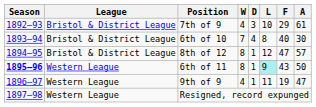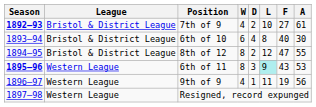(24, 25) normal -> (24, 25) bold
(253, 25) 3 -> (253, 25) 2
(284, 25) 29 -> (284, 25) 27
(242, 39) 7 -> (242, 39) 6
(253, 53) 1 -> (253, 53) 2
(301, 53) 57 -> (301, 53) 55
(253, 67) 1 -> (253, 67) 3
(301, 67) 50 -> (301, 67) 53
(301, 81) 47 -> (301, 81) 56
